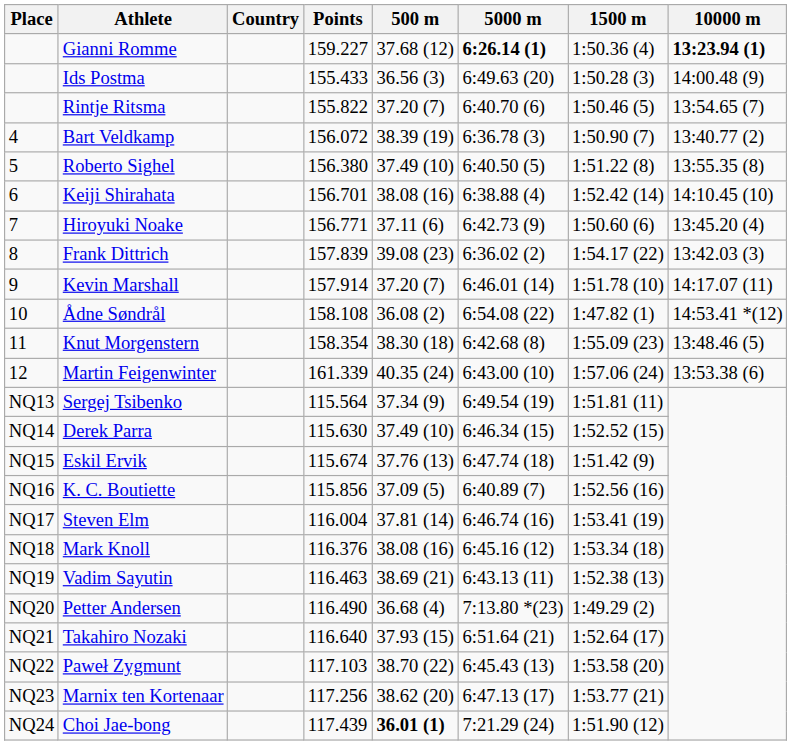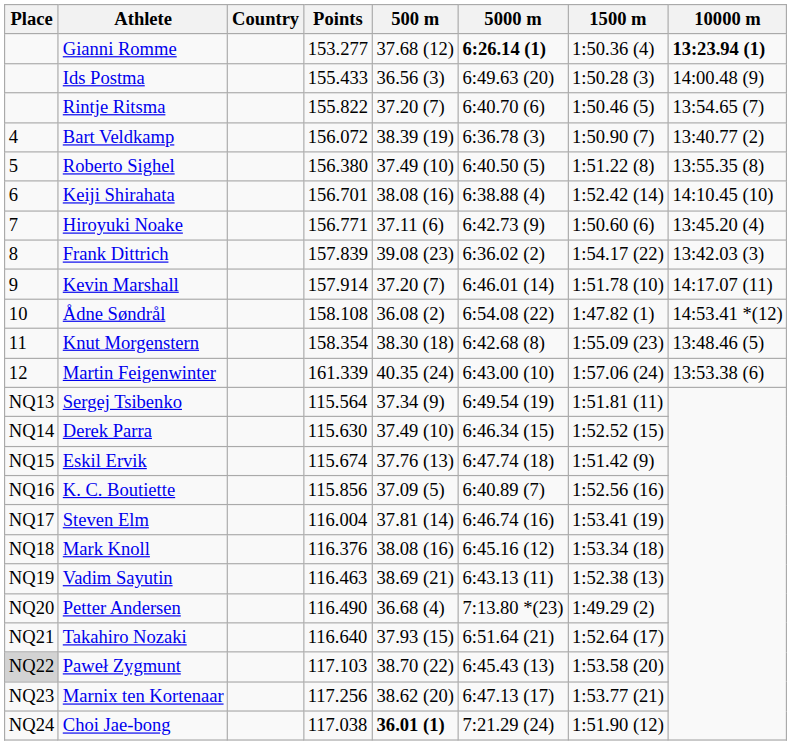(338, 48) 159.227 -> (338, 48) 153.277
(32, 666) no background -> (32, 666) lightgrey background
(338, 725) 117.439 -> (338, 725) 117.038
